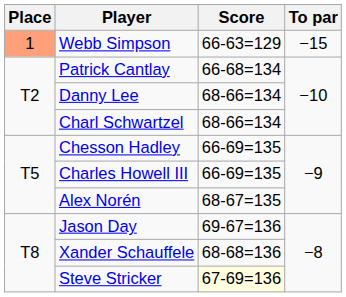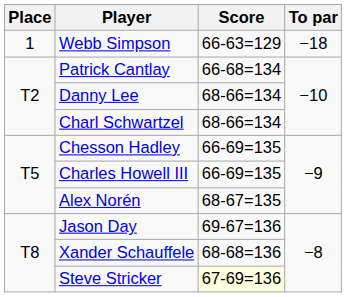(30, 43) lightsalmon background -> (30, 43) no background
(313, 43) −15 -> (313, 43) −18
